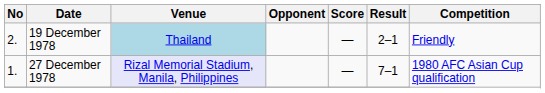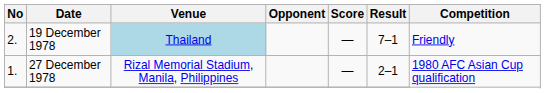(388, 39) 2–1 -> (388, 39) 7–1
(188, 71) lavender background -> (188, 71) no background
(388, 71) 7–1 -> (388, 71) 2–1
